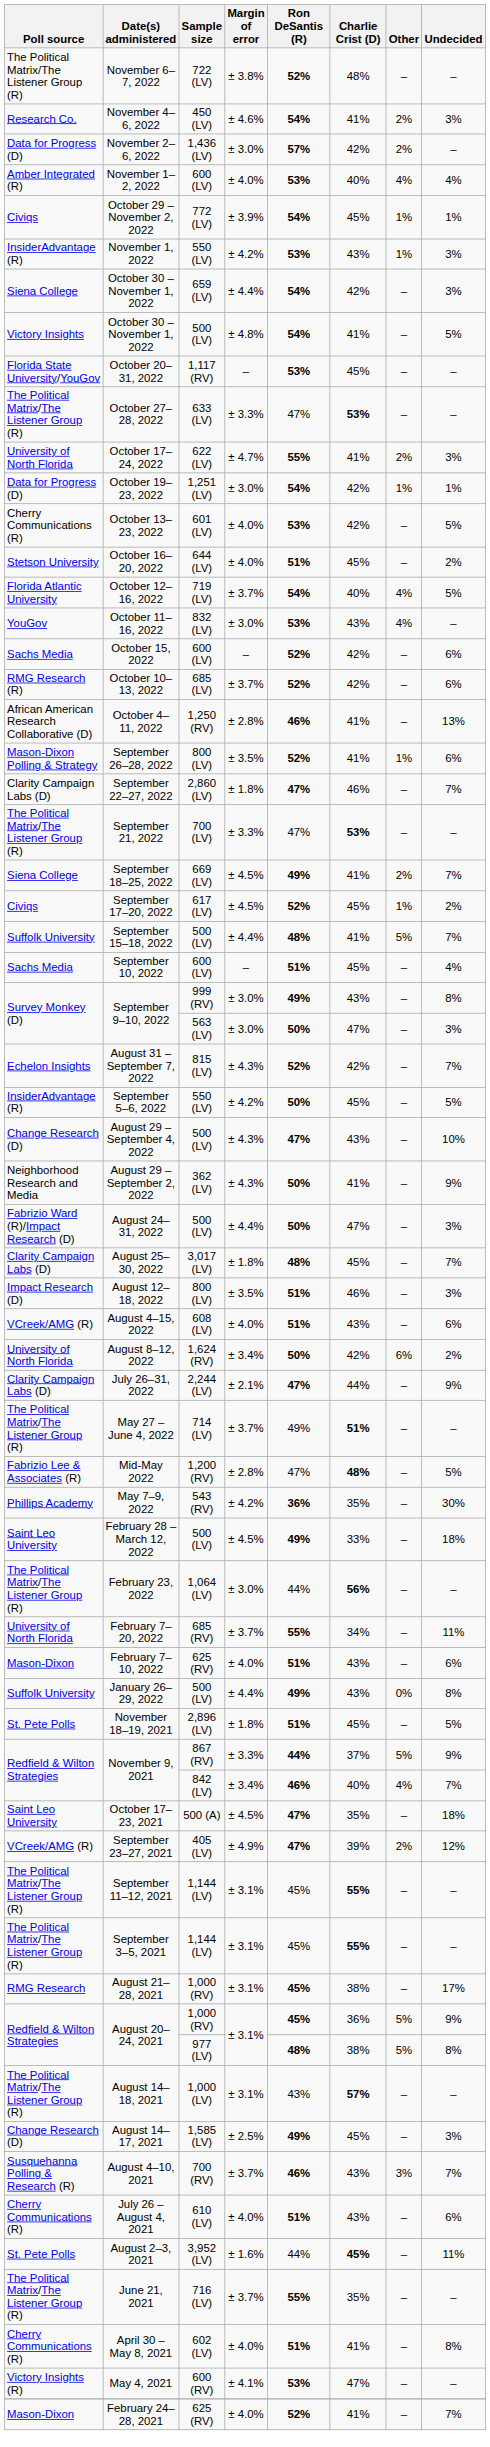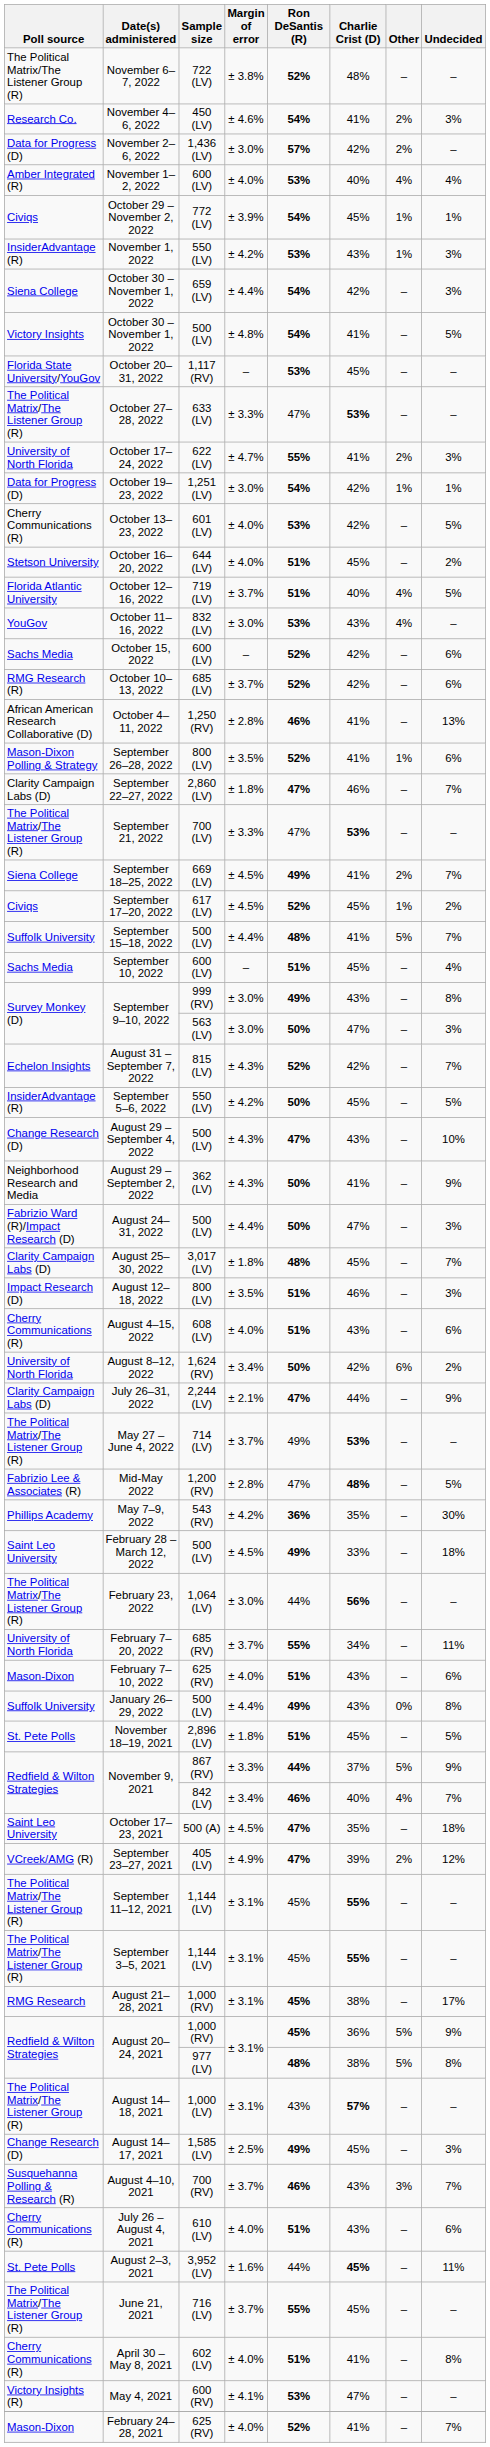(299, 593) 54% -> (299, 593) 51%
(50, 1324) VCreek/AMG (R) -> (49, 1331) Cherry Communications (R)
(358, 1429) 51% -> (358, 1441) 53%
(358, 2297) 35% -> (358, 2310) 45%
